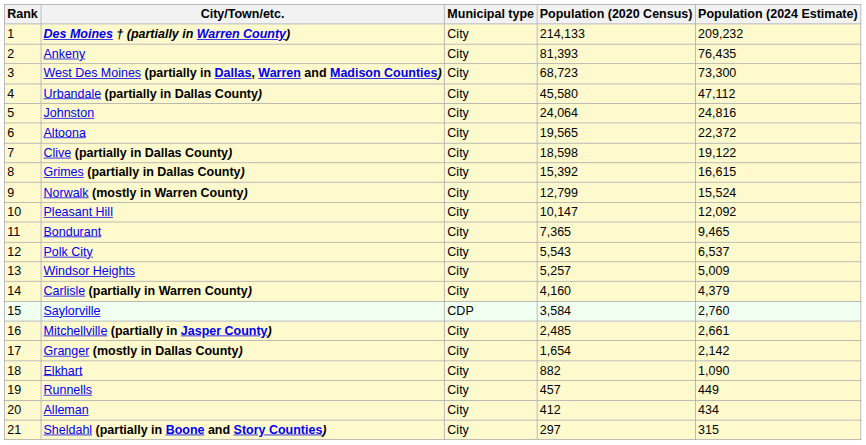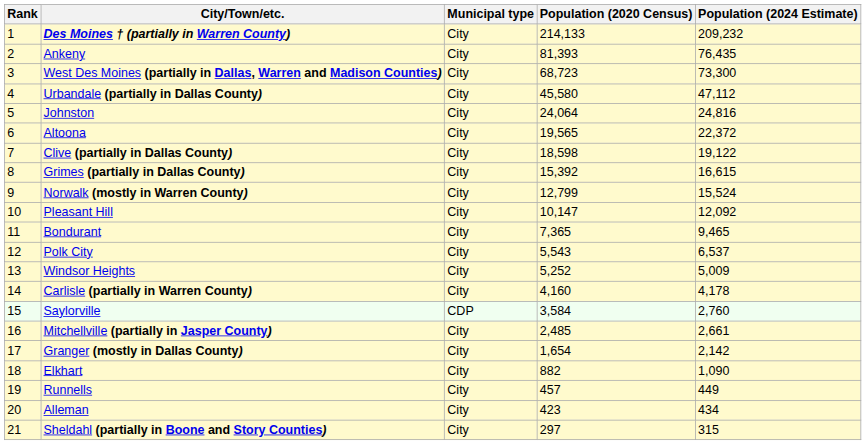(555, 271) 5,257 -> (555, 271) 5,252
(714, 291) 4,379 -> (714, 291) 4,178
(550, 410) 412 -> (550, 410) 423
